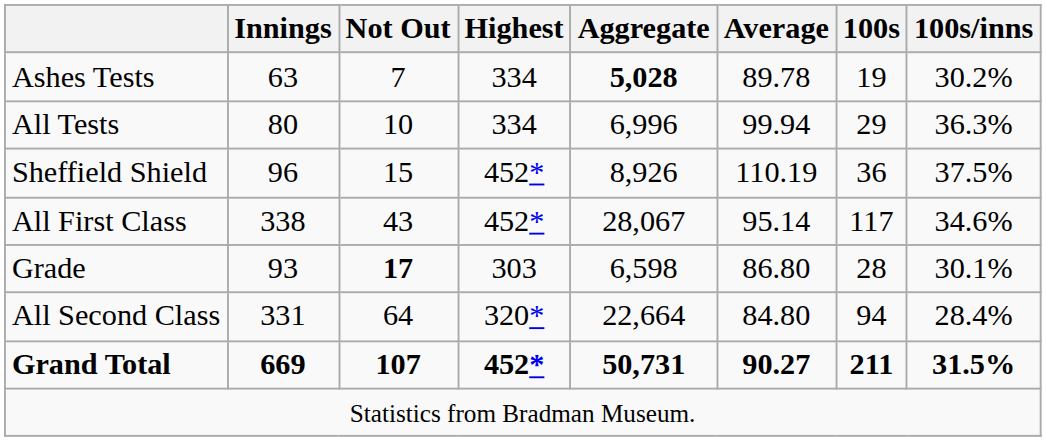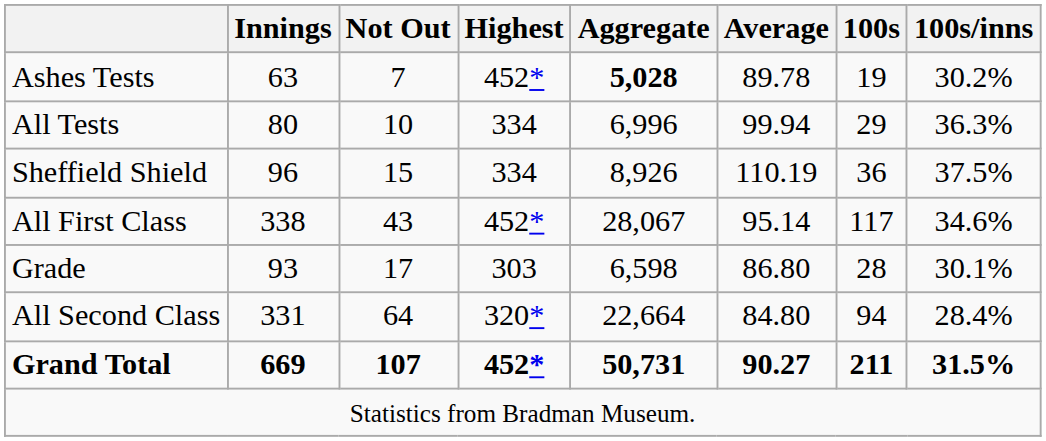(514, 76) 334 -> (514, 76) 452*
(514, 172) 452* -> (514, 172) 334
(398, 268) bold -> (398, 268) normal
